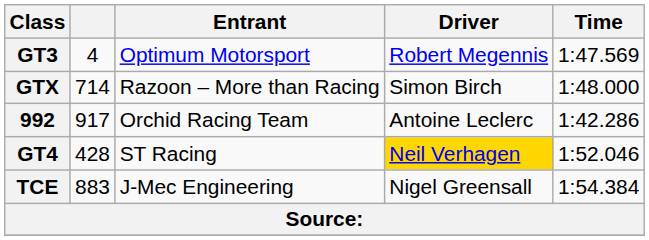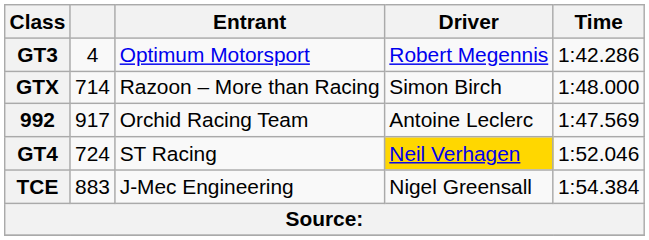(599, 55) 1:47.569 -> (599, 55) 1:42.286
(599, 121) 1:42.286 -> (599, 121) 1:47.569
(93, 154) 428 -> (93, 154) 724
